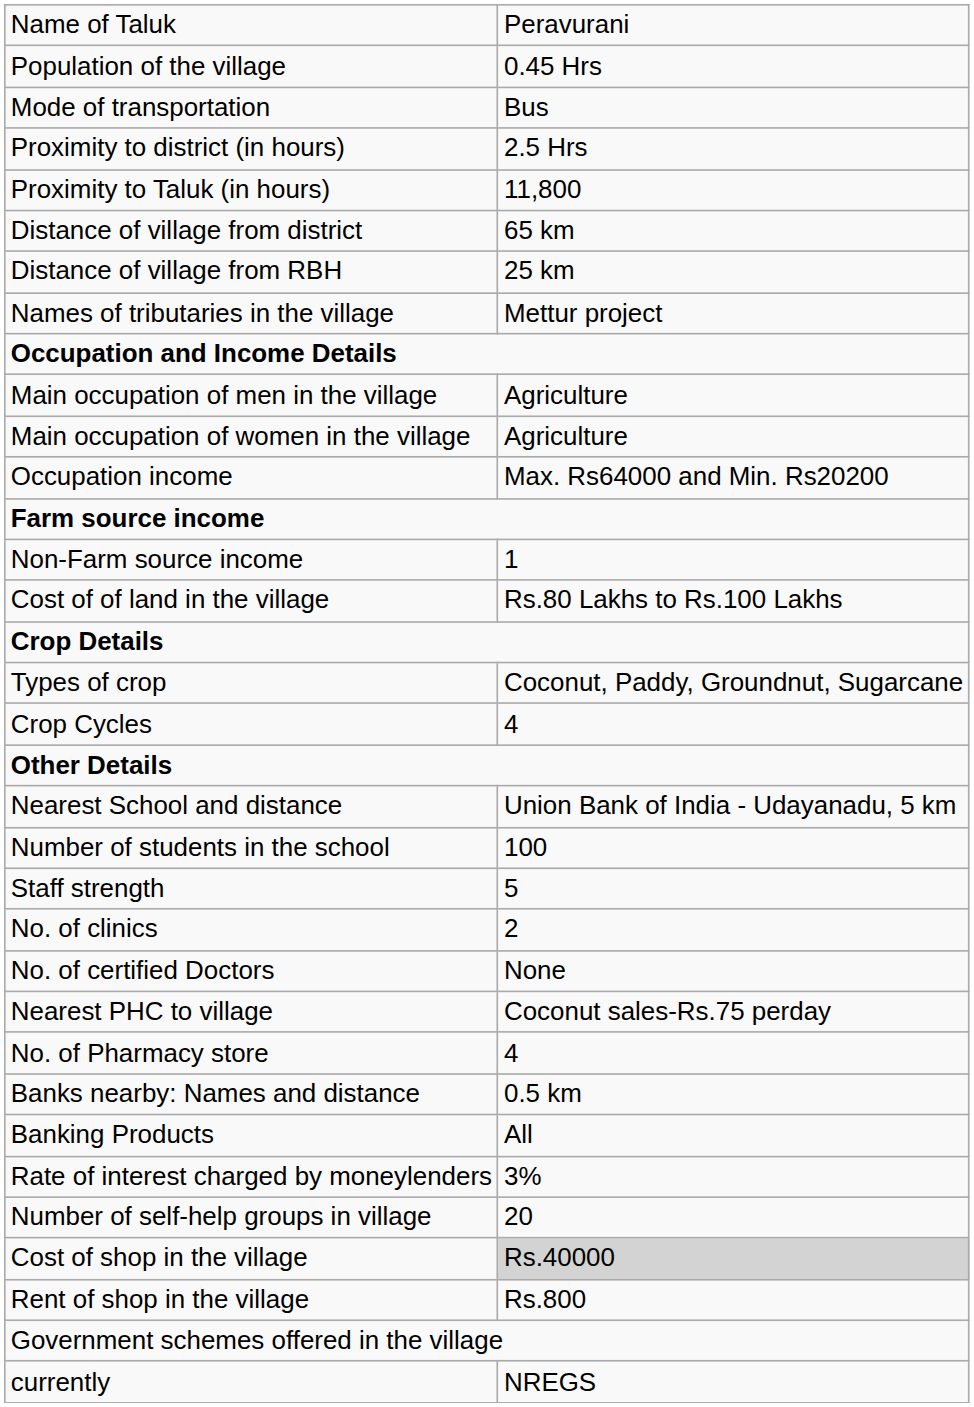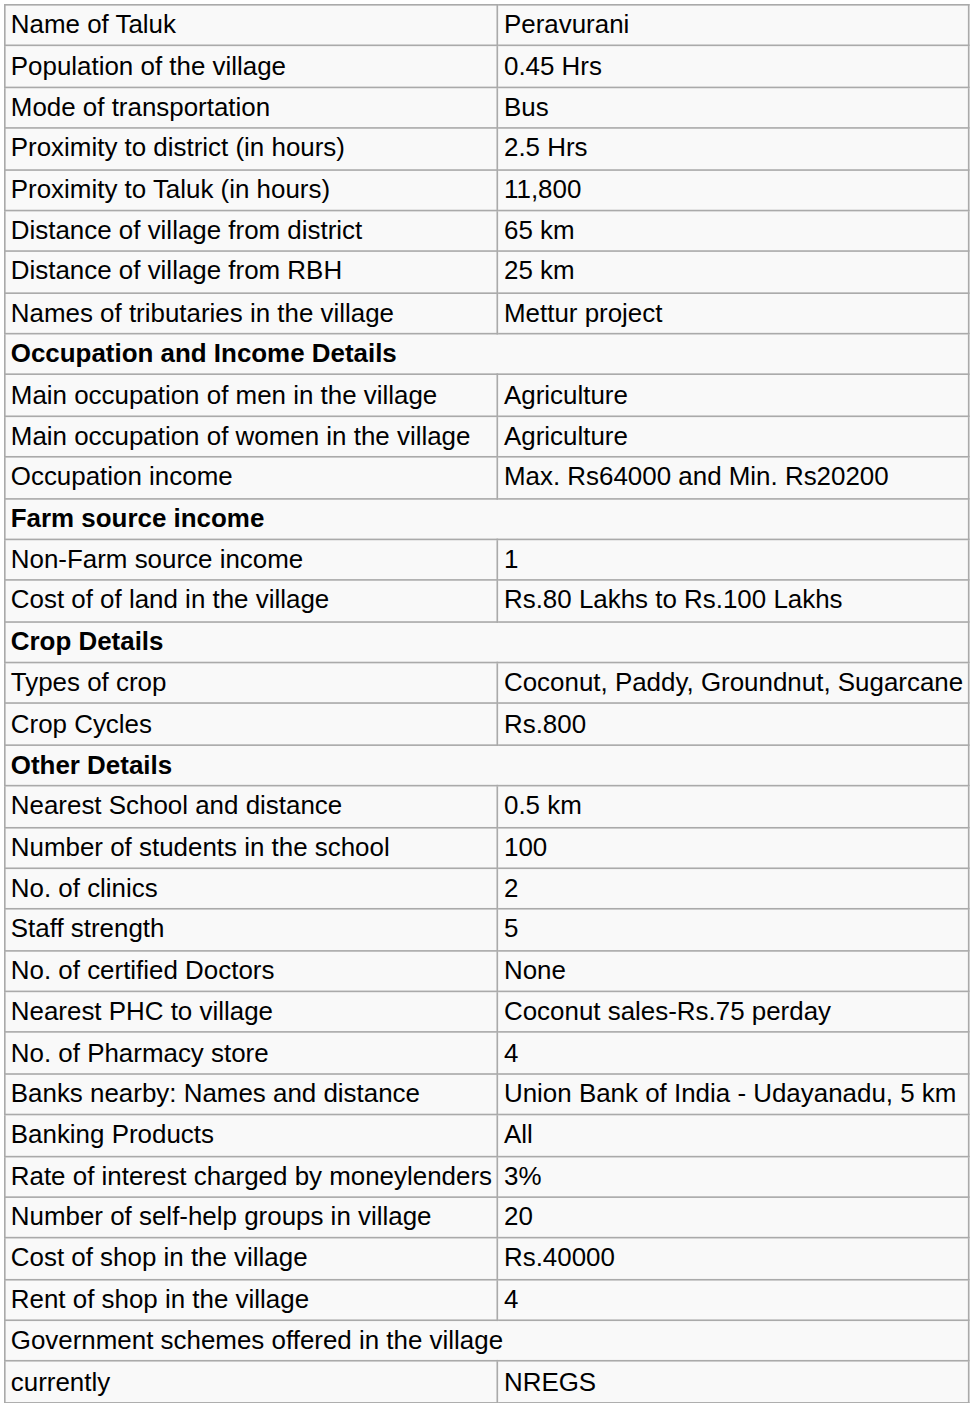(511, 723) 4 -> (545, 723) Rs.800
(730, 806) Union Bank of India - Udayanadu, 5 km -> (543, 806) 0.5 km
rows swapped: (88, 888) <-> (84, 929)
(543, 1093) 0.5 km -> (730, 1093) Union Bank of India - Udayanadu, 5 km
(559, 1258) lightgrey background -> (559, 1258) no background
(545, 1299) Rs.800 -> (511, 1299) 4
